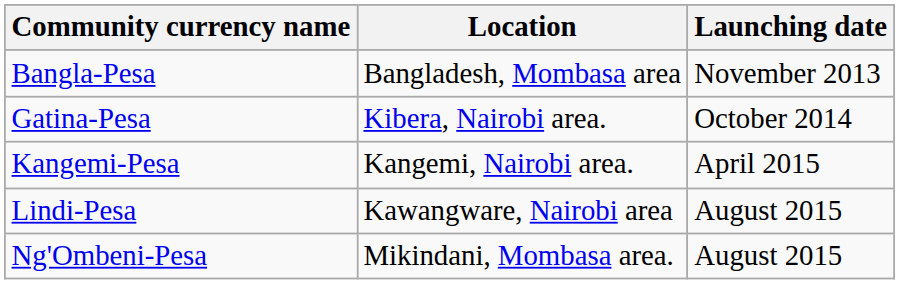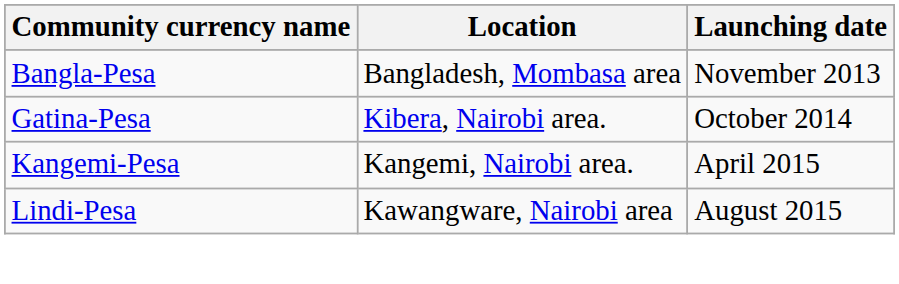- row: (109, 255)
